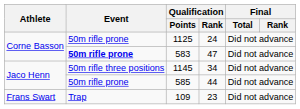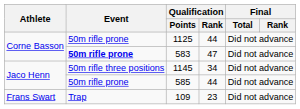(212, 40) 24 -> (212, 40) 44
